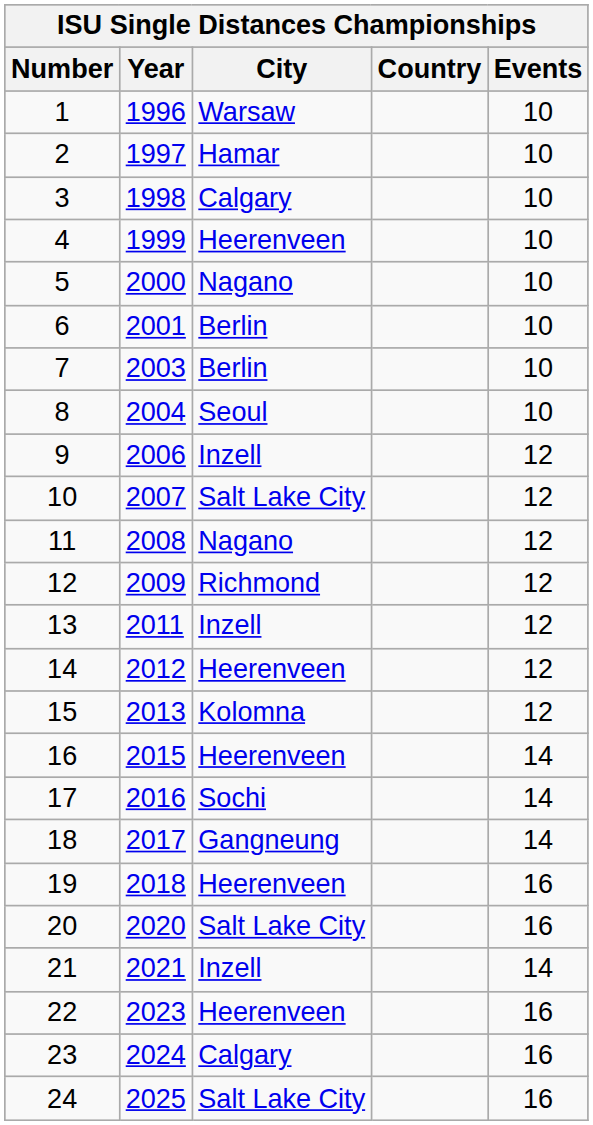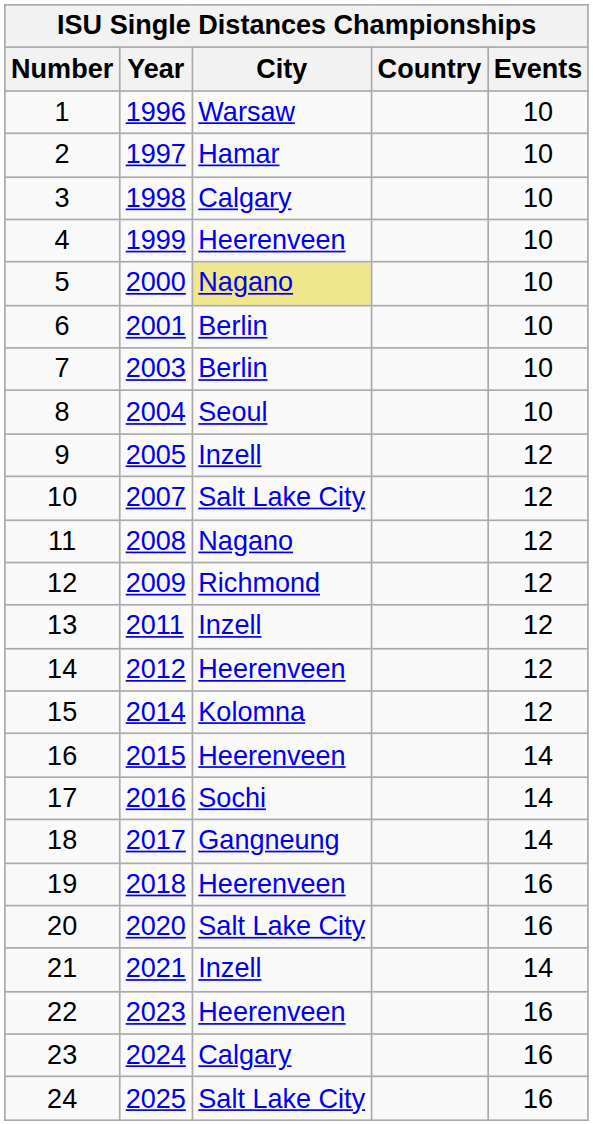(246, 283) no background -> (246, 283) khaki background
(156, 454) 2006 -> (156, 454) 2005
(156, 712) 2013 -> (156, 712) 2014
